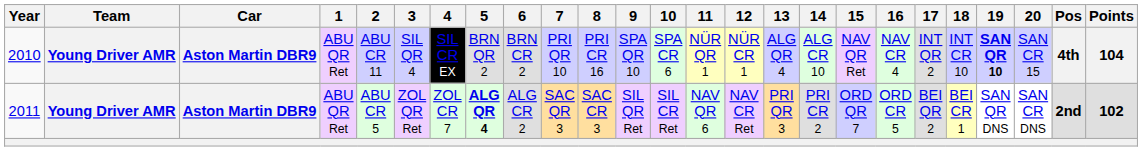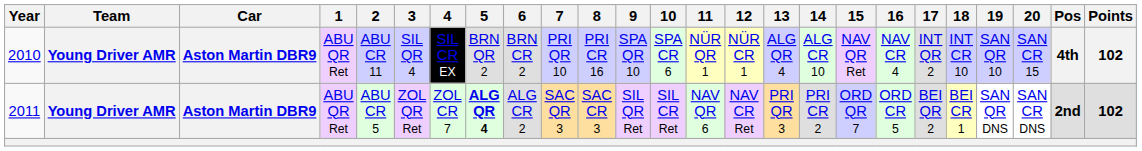(995, 55) bold -> (995, 55) normal
(1111, 55) 104 -> (1111, 55) 102
